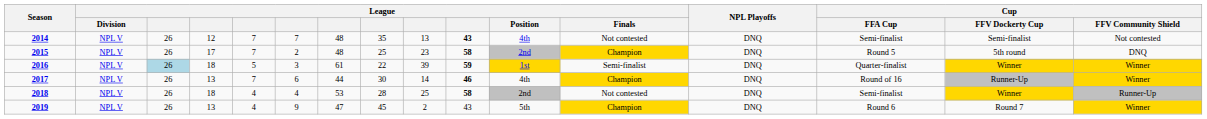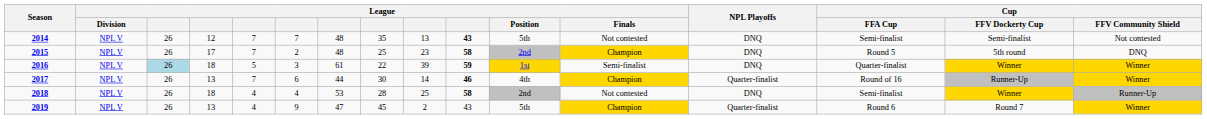(525, 38) 4th -> (525, 38) 5th
(753, 79) DNQ -> (753, 79) Quarter-finalist
(753, 106) DNQ -> (753, 106) Quarter-finalist
